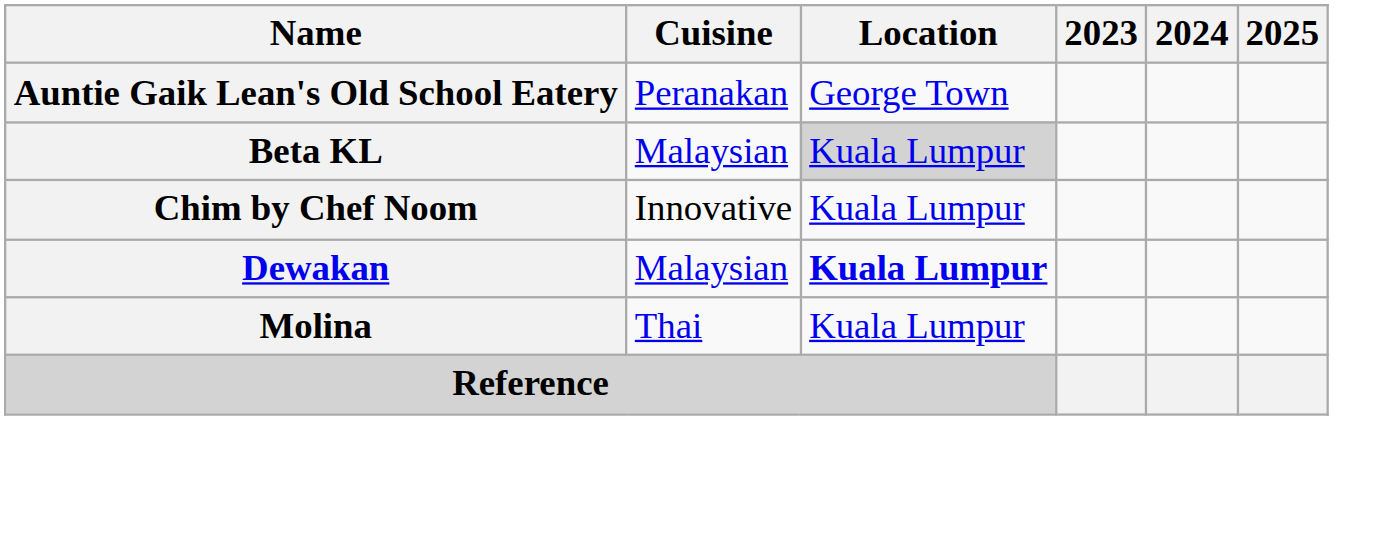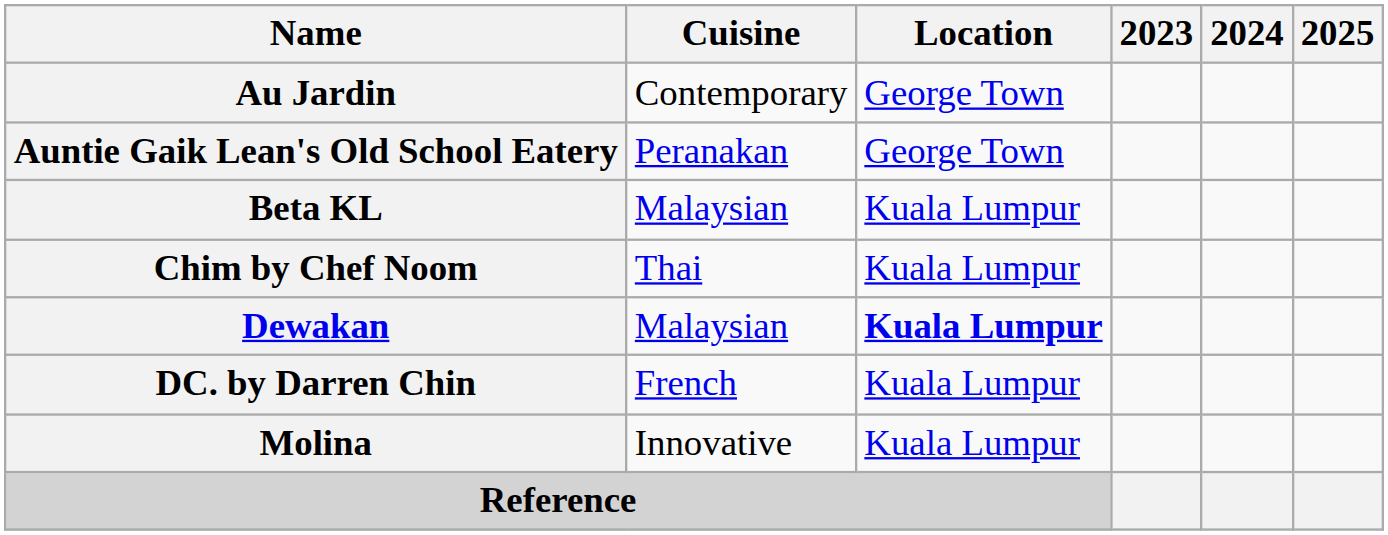+ row: (316, 92)
(917, 150) lightgrey background -> (972, 208) no background
(713, 208) Innovative -> (669, 267) Thai
+ row: (316, 383)
(669, 325) Thai -> (713, 442) Innovative
